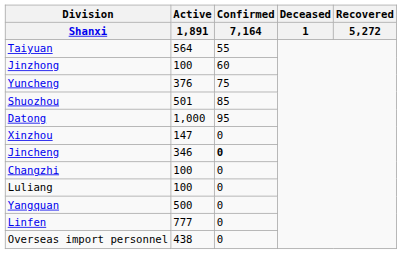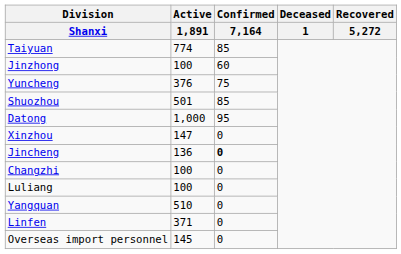(183, 49) 564 -> (183, 49) 774
(223, 49) 55 -> (223, 49) 85
(183, 153) 346 -> (183, 153) 136
(183, 205) 500 -> (183, 205) 510
(183, 222) 777 -> (183, 222) 371
(183, 240) 438 -> (183, 240) 145
